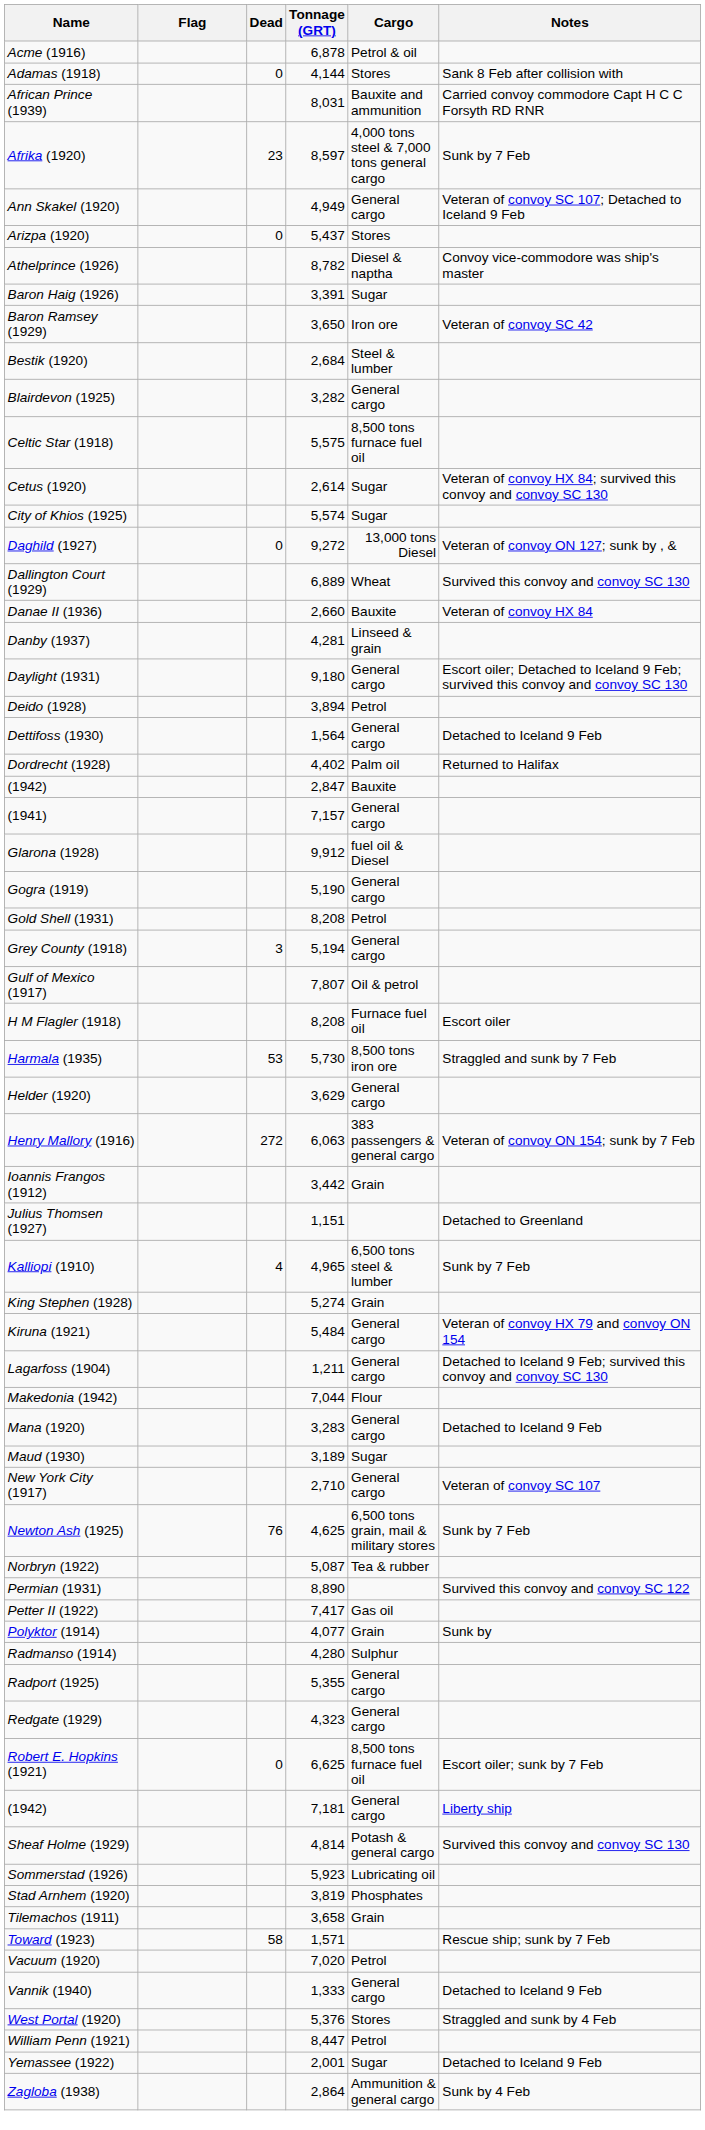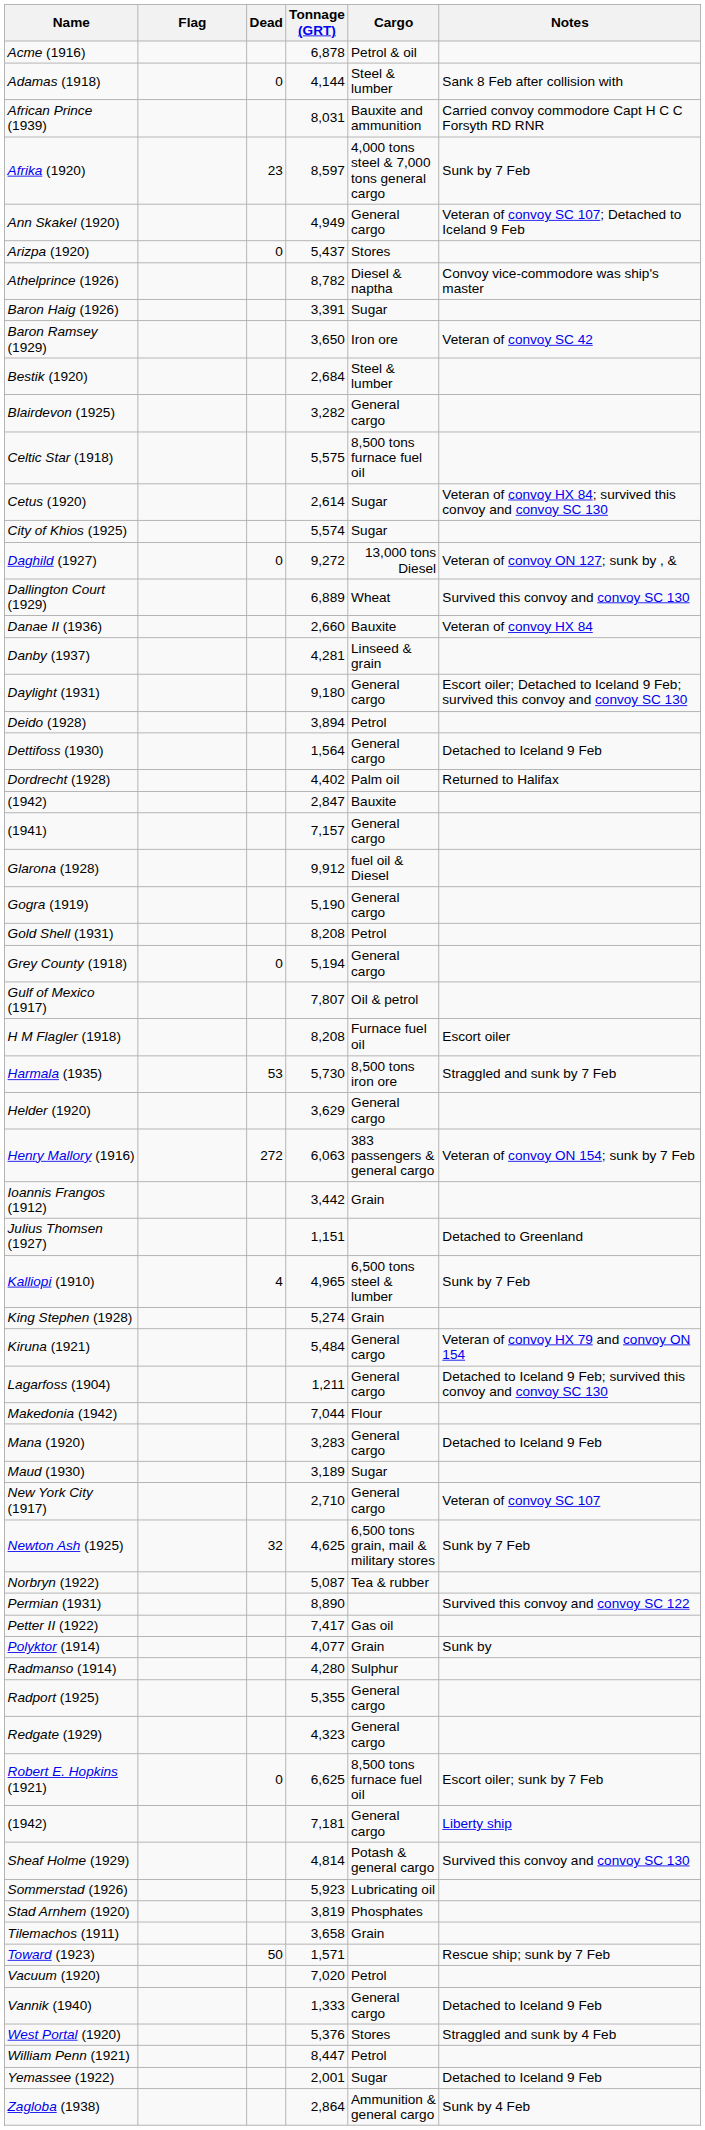(371, 73) Stores -> (373, 81) Steel & lumber
(279, 948) 3 -> (279, 963) 0
(275, 1530) 76 -> (275, 1545) 32
(275, 1939) 58 -> (275, 1954) 50
